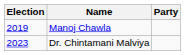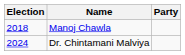(17, 27) 2019 -> (17, 27) 2018
(17, 43) 2023 -> (17, 43) 2024
